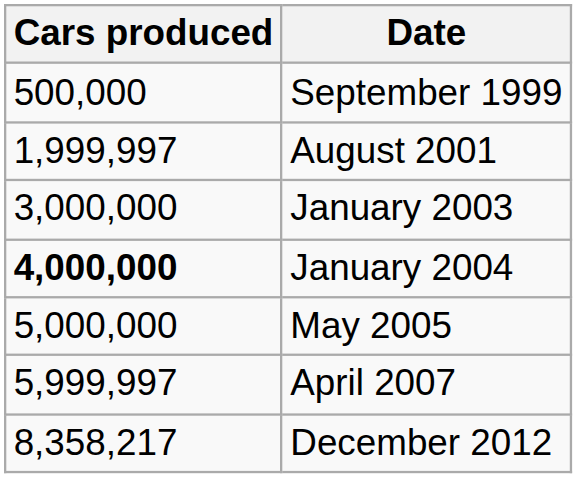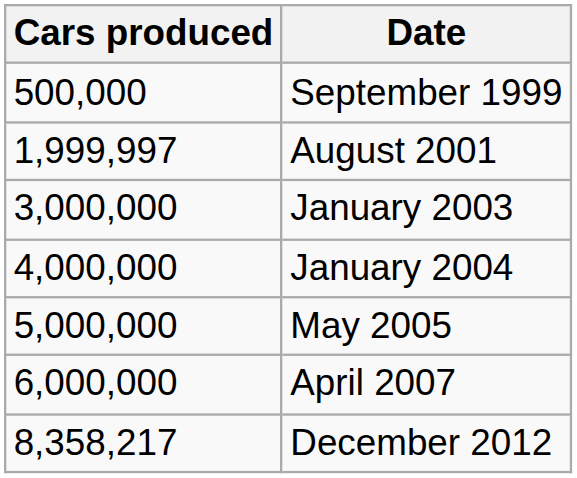(95, 267) bold -> (95, 267) normal
(95, 383) 5,999,997 -> (95, 383) 6,000,000
